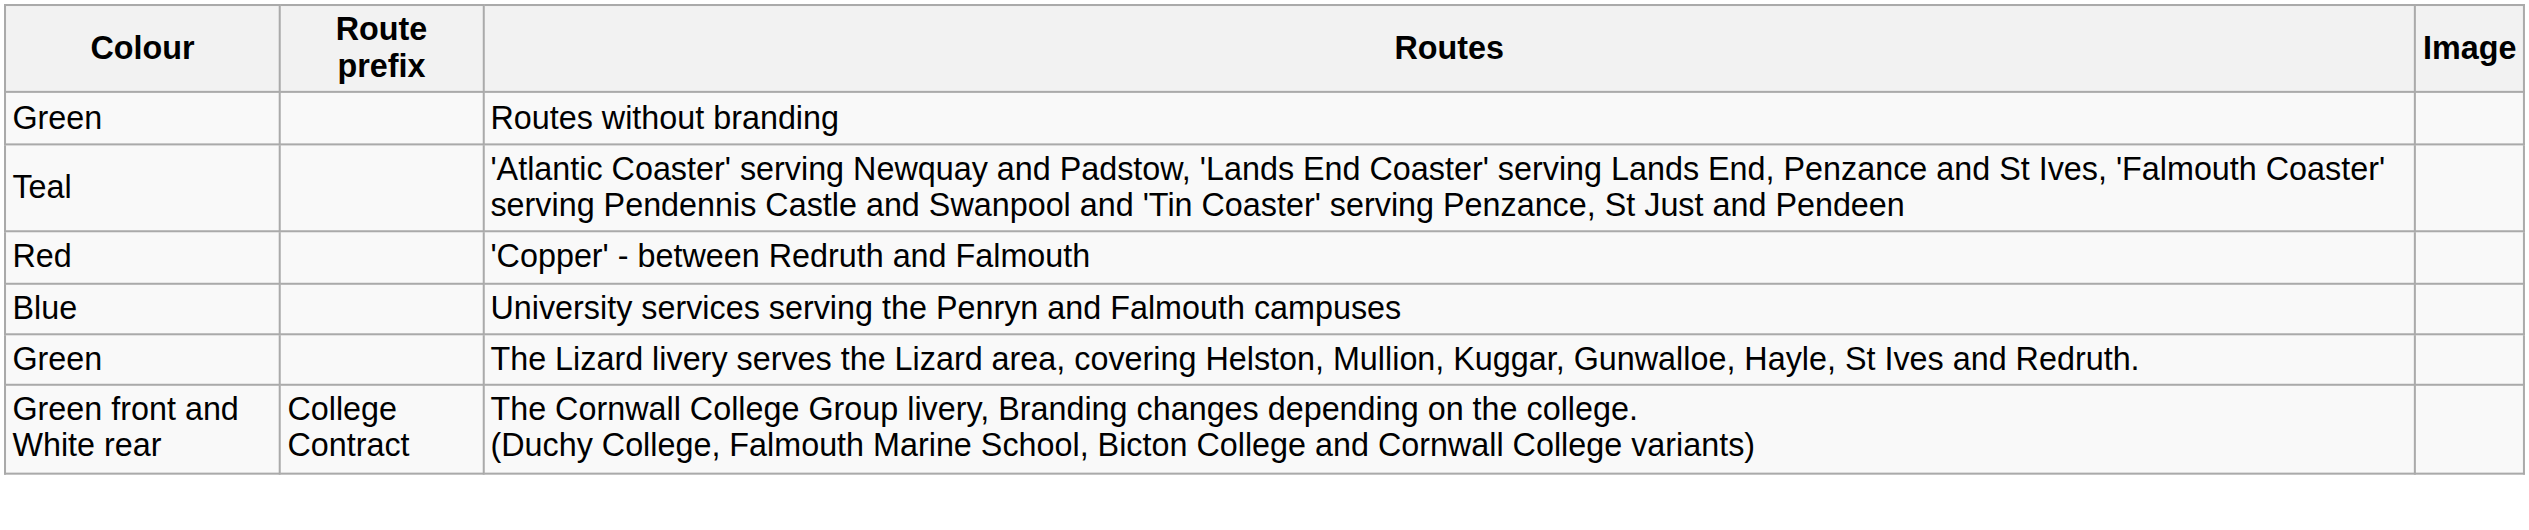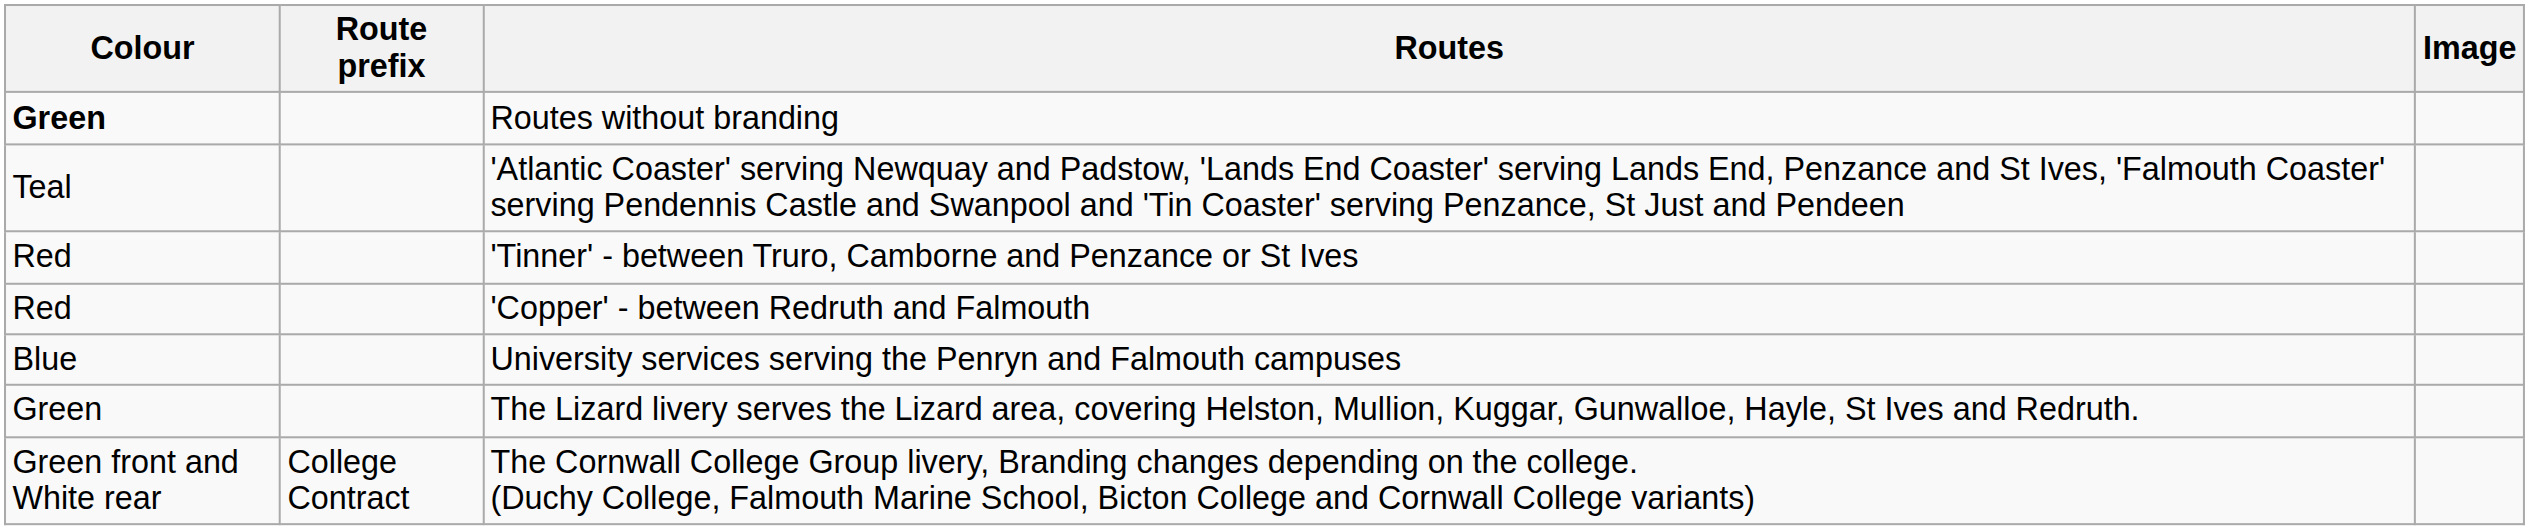(57, 117) normal -> (59, 117) bold
+ row: (924, 256)
